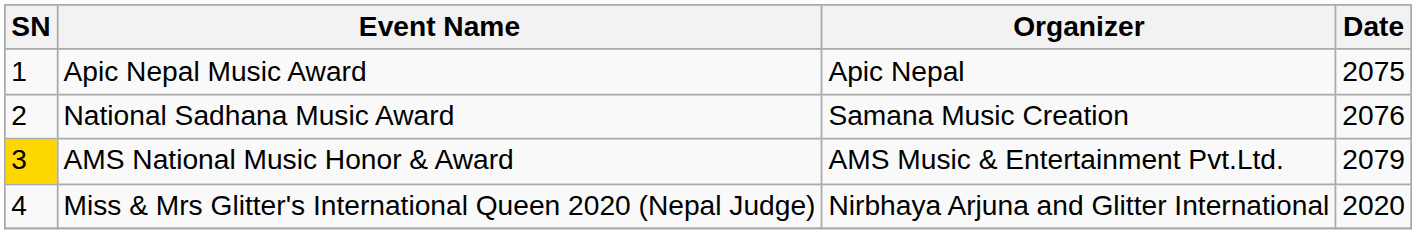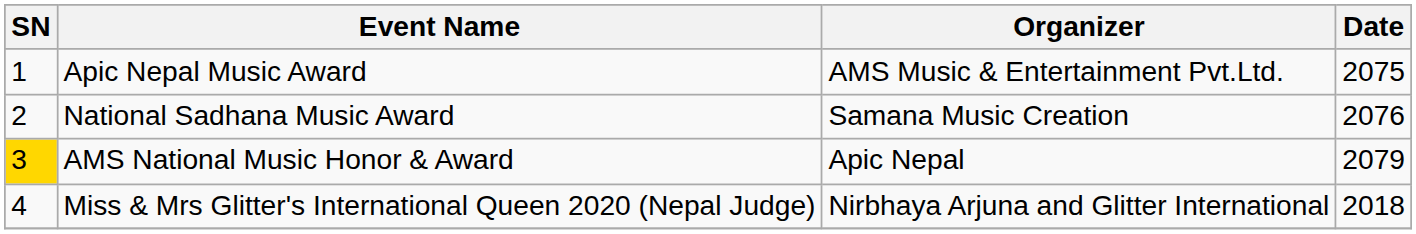(897, 71) Apic Nepal -> (1056, 71) AMS Music & Entertainment Pvt.Ltd.
(1056, 160) AMS Music & Entertainment Pvt.Ltd. -> (897, 160) Apic Nepal
(1374, 205) 2020 -> (1374, 205) 2018
